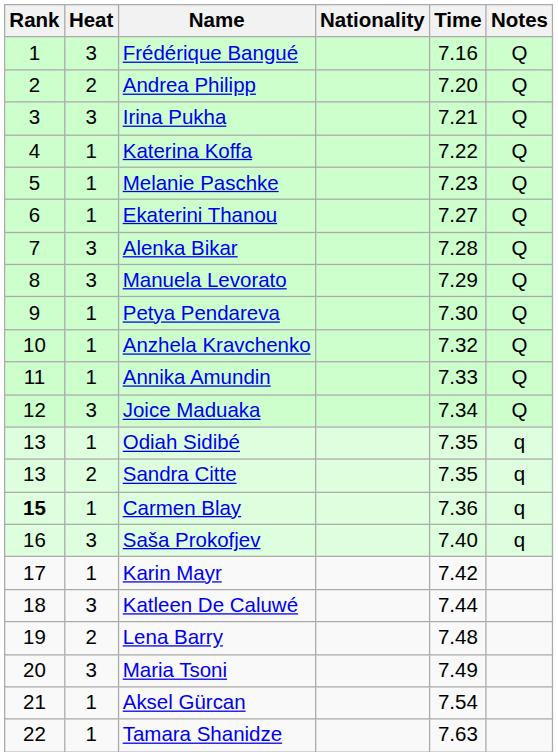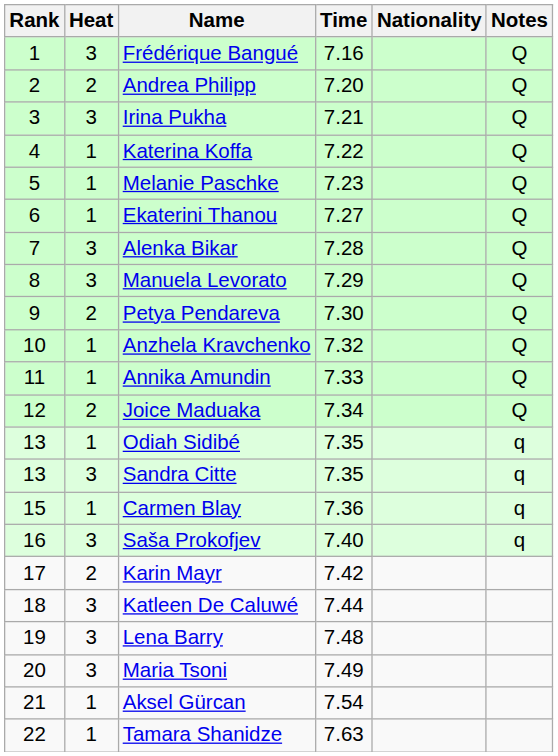columns swapped: (372, 20) <-> (458, 20)
(91, 313) 1 -> (91, 313) 2
(91, 410) 3 -> (91, 410) 2
(91, 475) 2 -> (91, 475) 3
(34, 507) bold -> (34, 507) normal
(91, 572) 1 -> (91, 572) 2
(91, 637) 2 -> (91, 637) 3
